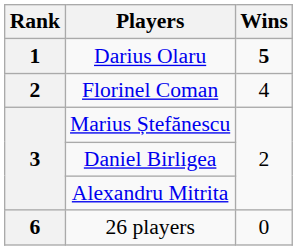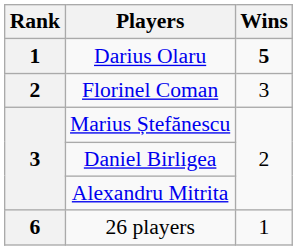(264, 90) 4 -> (264, 90) 3
(264, 227) 0 -> (264, 227) 1
